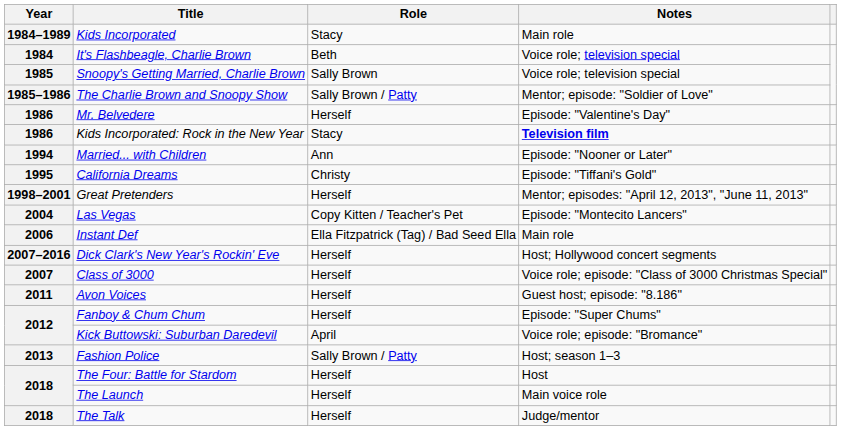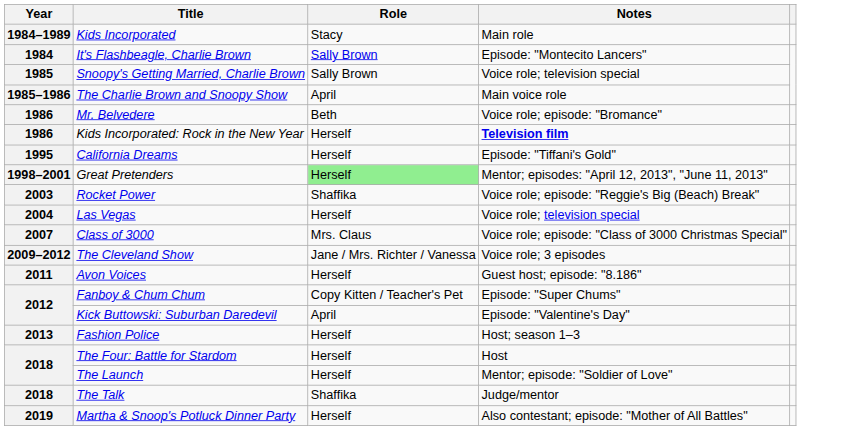(324, 54) Beth -> (344, 54) Sally Brown
(601, 54) Voice role; television special -> (564, 54) Episode: "Montecito Lancers"
(364, 94) Sally Brown / Patty -> (324, 94) April
(617, 94) Mentor; episode: "Soldier of Love" -> (524, 94) Main voice role
(331, 114) Herself -> (324, 114) Beth
(596, 114) Episode: "Valentine's Day" -> (572, 114) Voice role; episode: "Bromance"
(327, 134) Stacy -> (331, 134) Herself
- row: (141, 154)
(331, 174) Christy -> (331, 154) Herself
(331, 194) no background -> (331, 174) lightgreen background
+ row: (116, 194)
(387, 214) Copy Kitten / Teacher's Pet -> (331, 214) Herself
(604, 214) Episode: "Montecito Lancers" -> (561, 214) Voice role; television special
- row: (107, 235)
- row: (178, 255)
(331, 275) Herself -> (341, 235) Mrs. Claus
+ row: (135, 255)
(331, 315) Herself -> (387, 295) Copy Kitten / Teacher's Pet
(612, 335) Voice role; episode: "Bromance" -> (556, 315) Episode: "Valentine's Day"
(364, 355) Sally Brown / Patty -> (331, 335) Herself
(564, 395) Main voice role -> (577, 375) Mentor; episode: "Soldier of Love"
(331, 415) Herself -> (334, 395) Shaffika
+ row: (186, 415)
